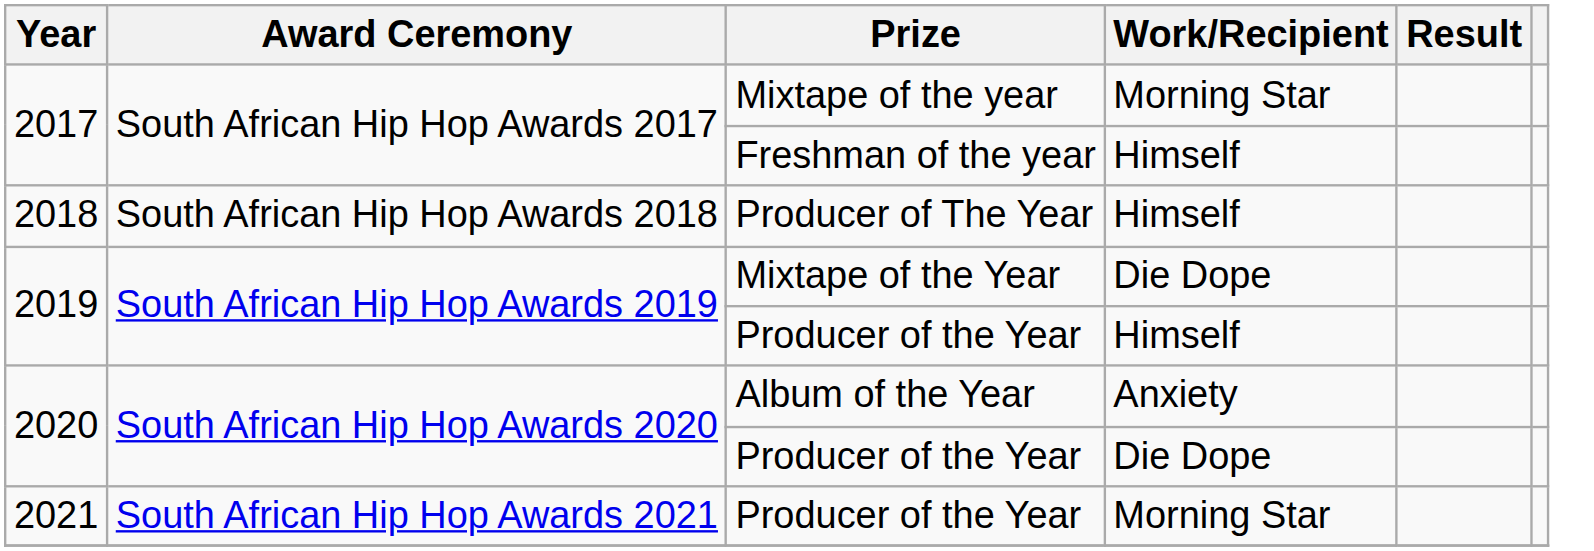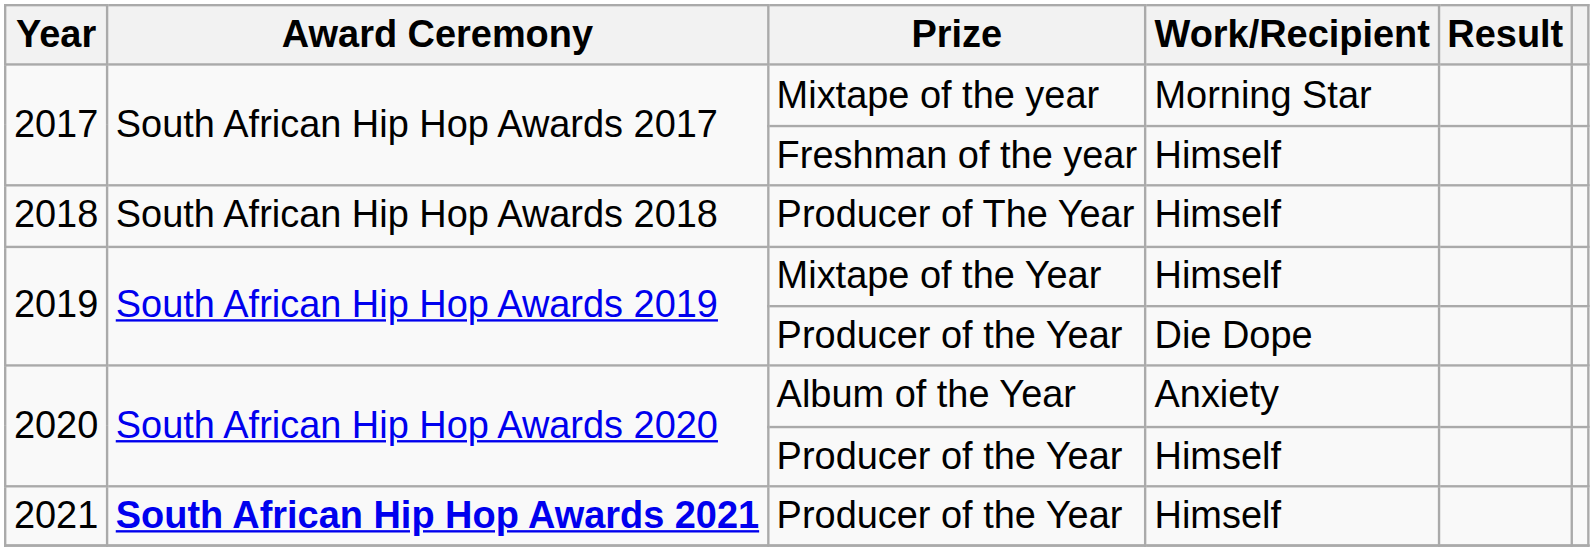(1192, 275) Die Dope -> (1218, 275) Himself
(1177, 335) Himself -> (1234, 335) Die Dope
(1192, 455) Die Dope -> (1218, 455) Himself
(417, 515) normal -> (437, 515) bold
(1222, 515) Morning Star -> (1218, 515) Himself
